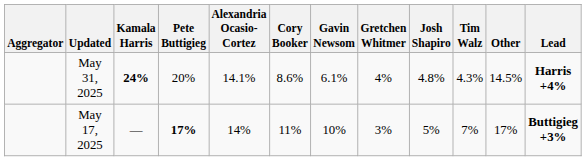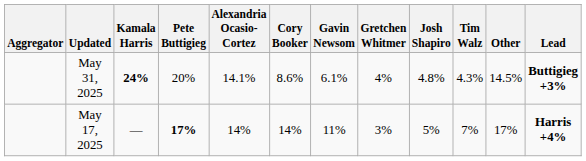(553, 78) Harris +4% -> (553, 78) Buttigieg +3%
(290, 130) 11% -> (290, 130) 14%
(334, 130) 10% -> (334, 130) 11%
(553, 130) Buttigieg +3% -> (553, 130) Harris +4%
